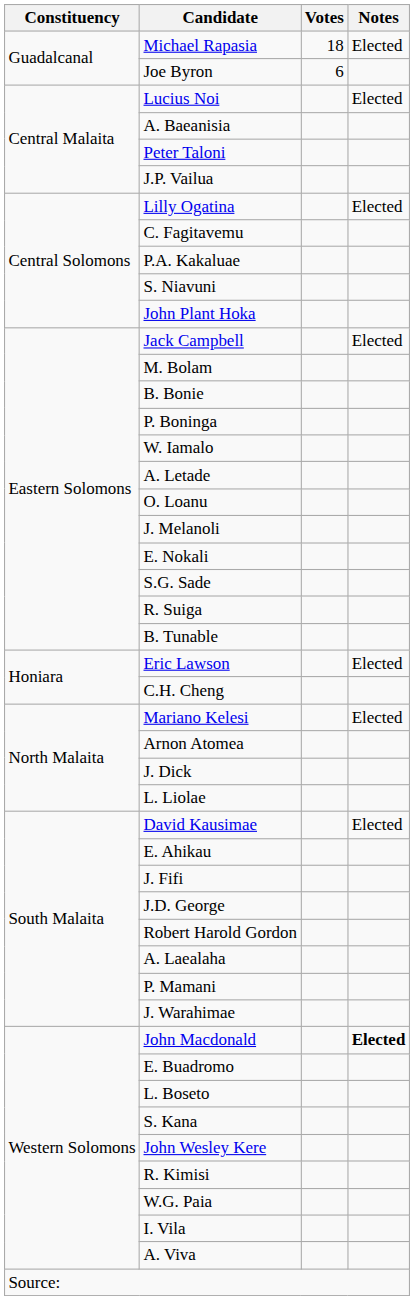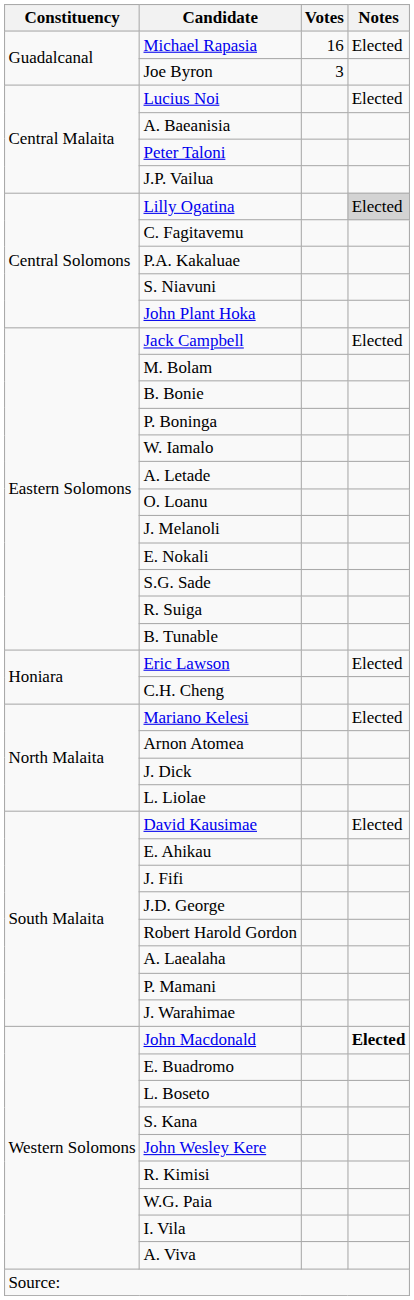(335, 44) 18 -> (335, 44) 16
(340, 71) 6 -> (340, 71) 3
(377, 206) no background -> (377, 206) lightgrey background
